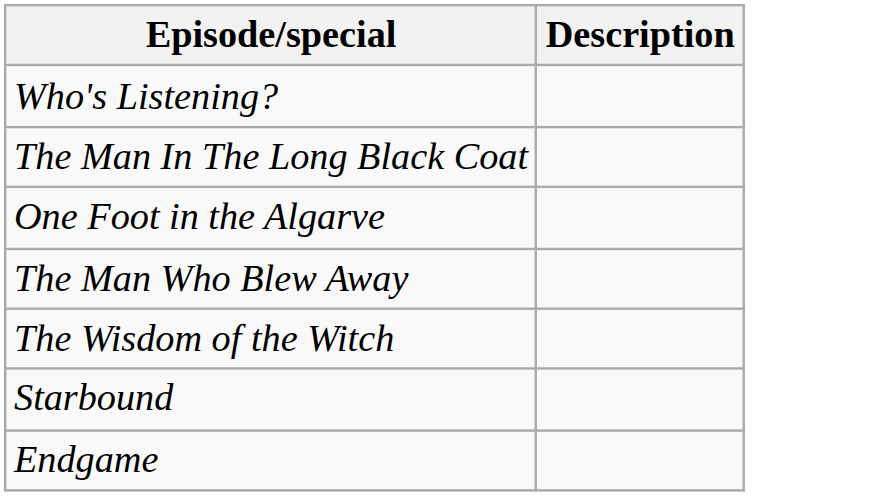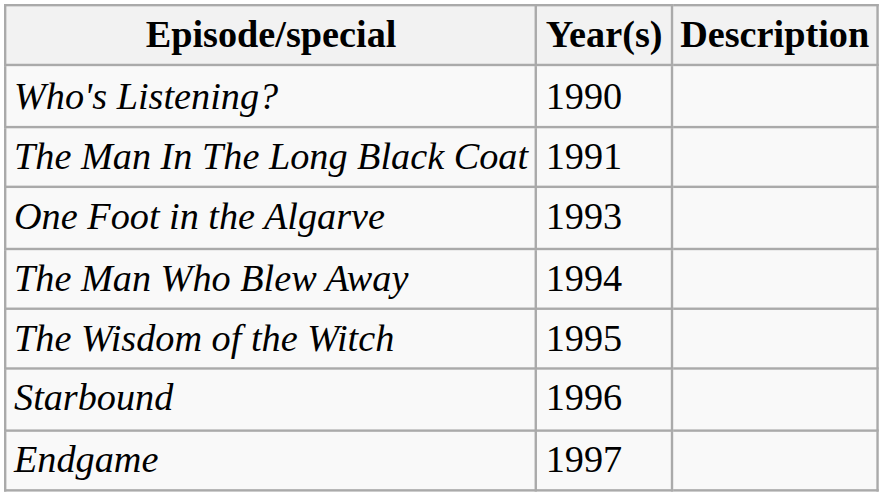+ column: (604, 34)
